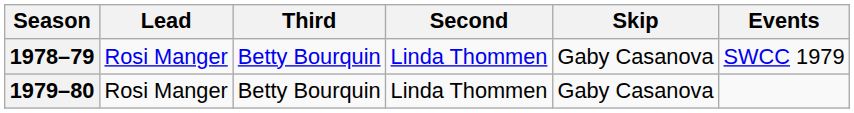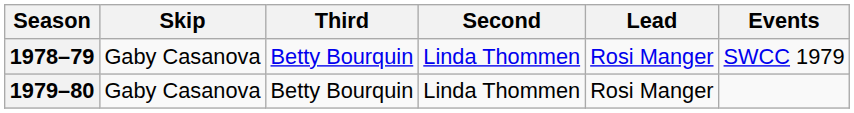columns swapped: (635, 21) <-> (166, 21)
